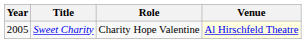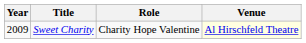(18, 30) 2005 -> (18, 30) 2009
